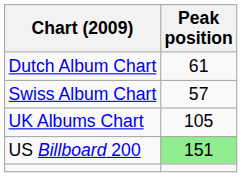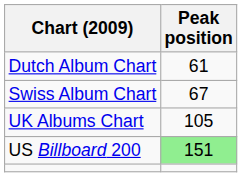(199, 94) 57 -> (199, 94) 67
